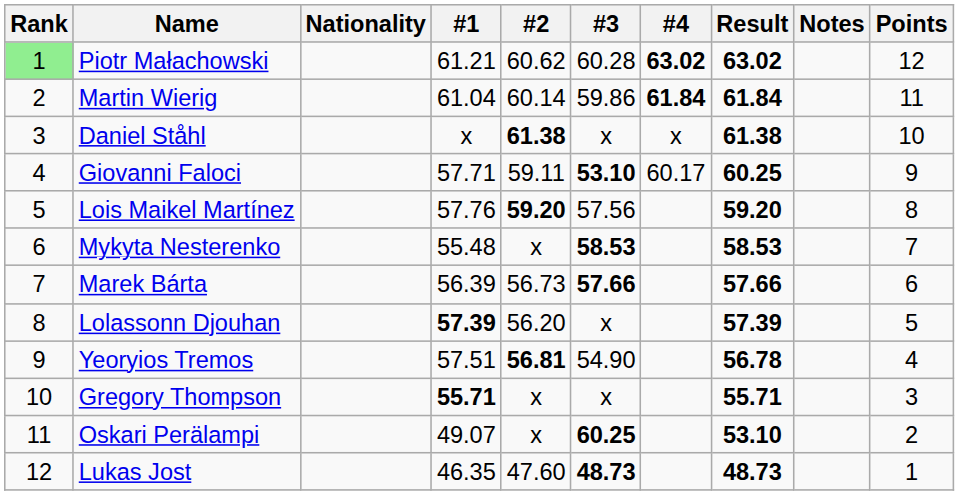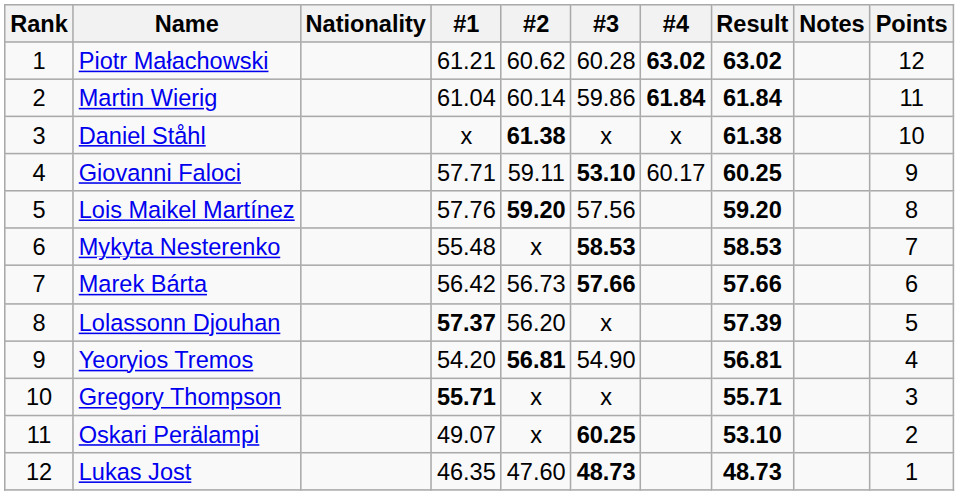(39, 61) lightgreen background -> (39, 61) no background
(466, 285) 56.39 -> (466, 285) 56.42
(466, 322) 57.39 -> (466, 322) 57.37
(466, 359) 57.51 -> (466, 359) 54.20
(752, 359) 56.78 -> (752, 359) 56.81
